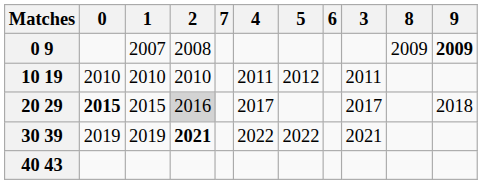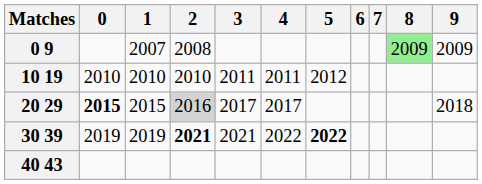columns swapped: (364, 19) <-> (224, 19)
(409, 48) no background -> (409, 48) lightgreen background
(454, 48) bold -> (454, 48) normal
(301, 135) normal -> (329, 135) bold
